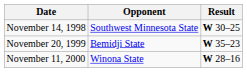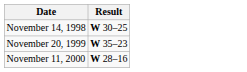- column: (144, 12)
